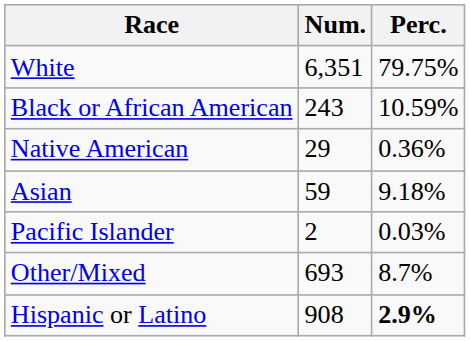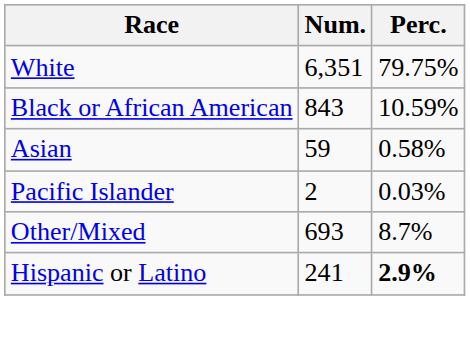(324, 107) 243 -> (324, 107) 843
- row: (100, 149)
(412, 190) 9.18% -> (412, 149) 0.58%
(324, 314) 908 -> (324, 273) 241
